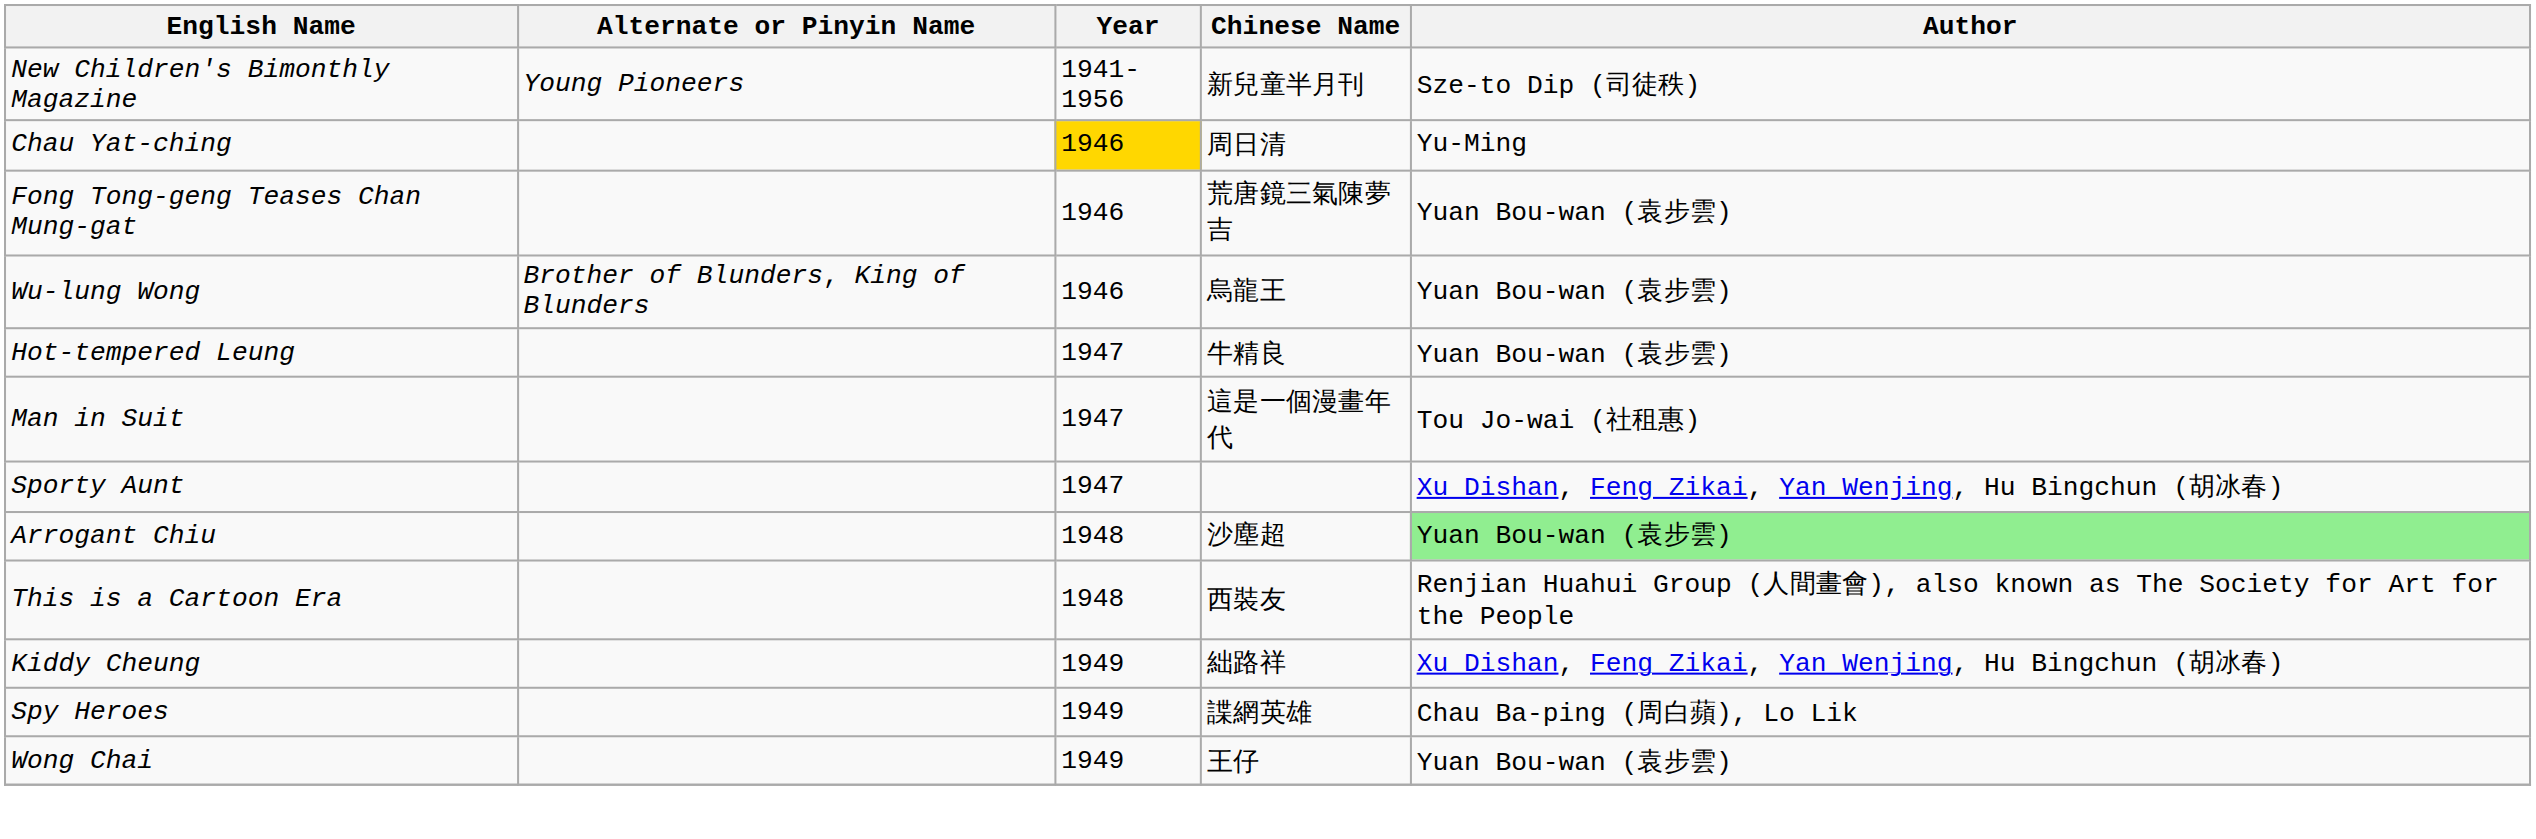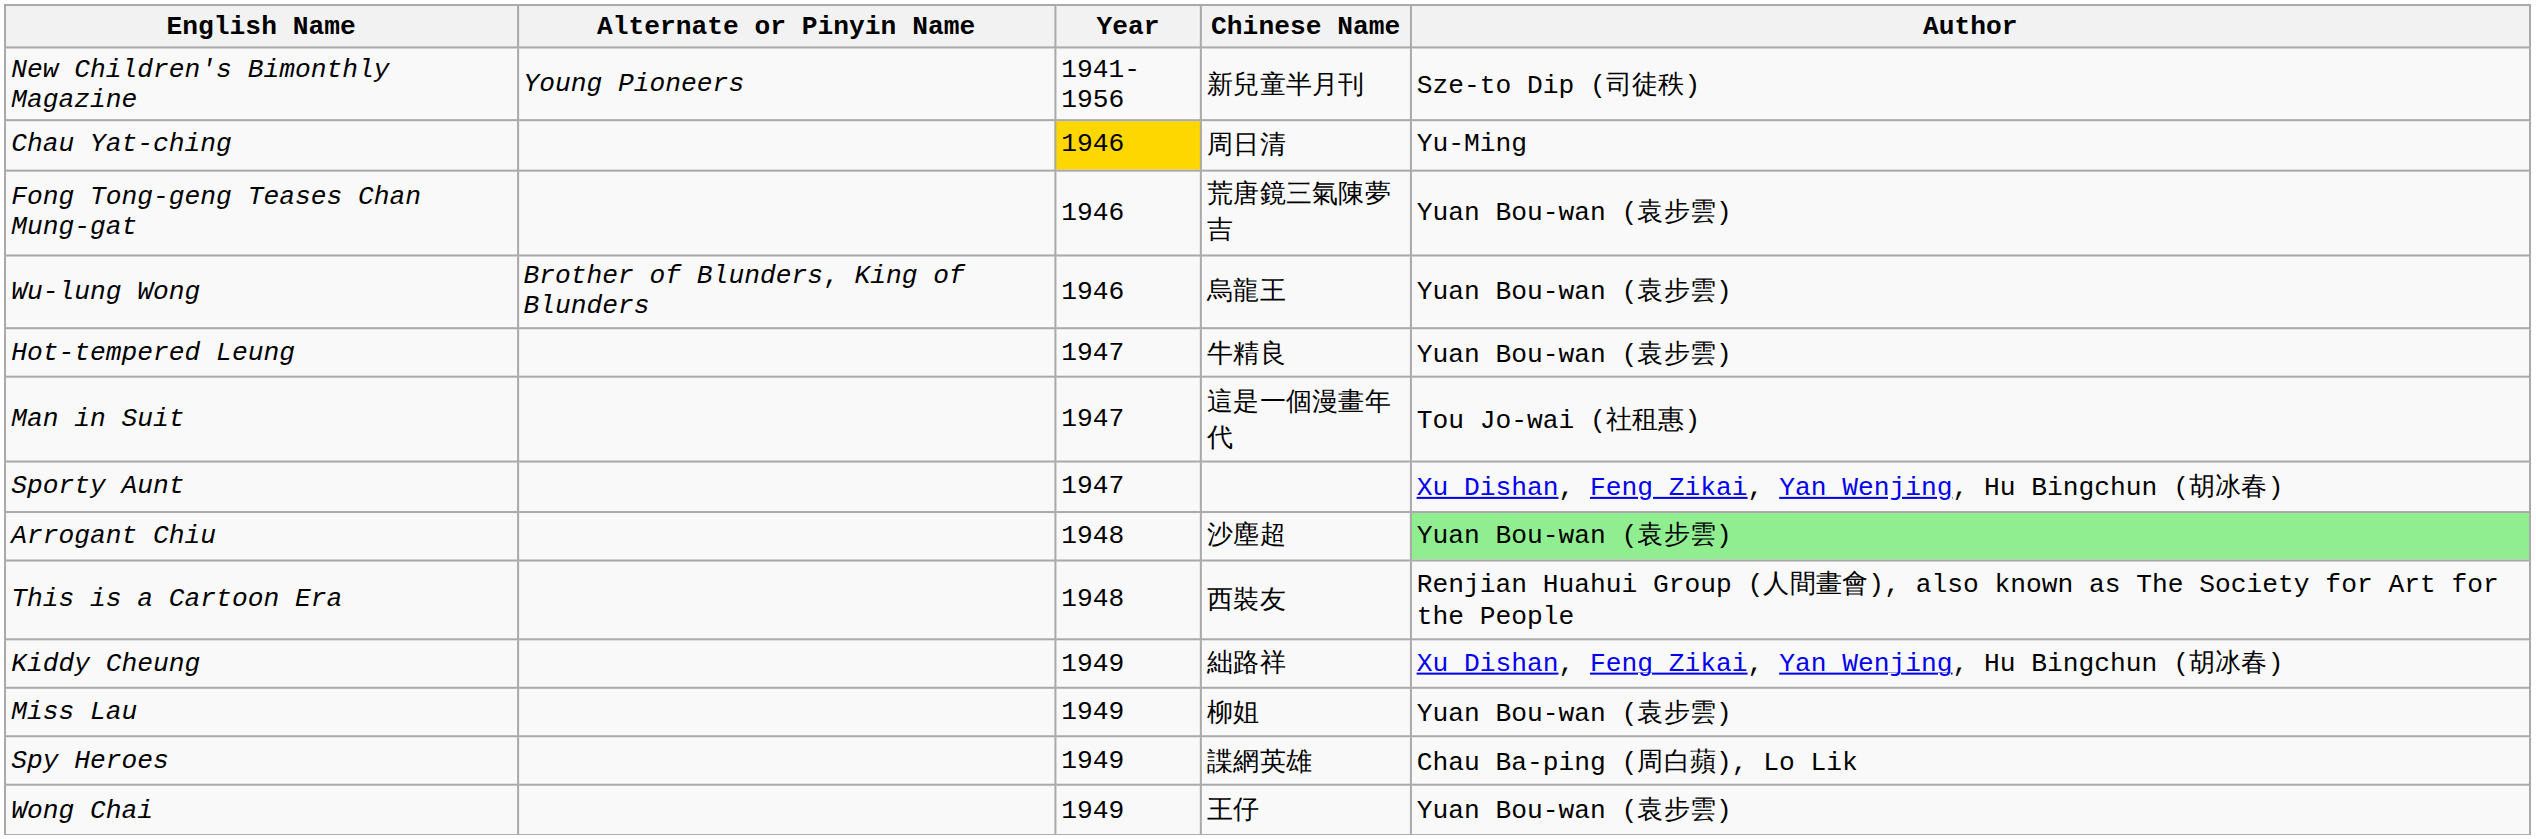+ row: (74, 712)
